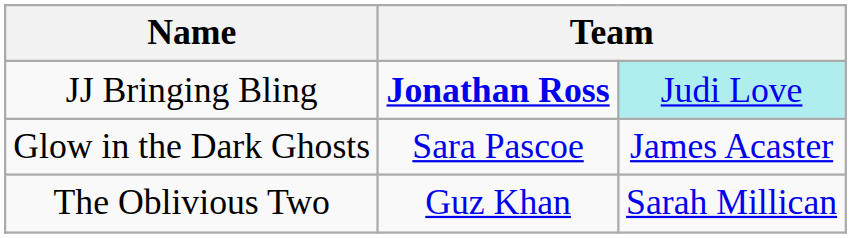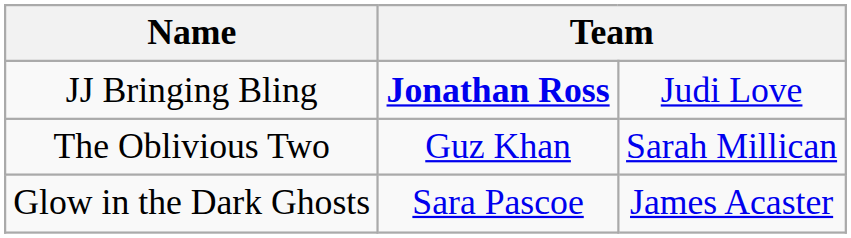(732, 89) paleturquoise background -> (732, 89) no background
rows swapped: (192, 145) <-> (192, 202)
